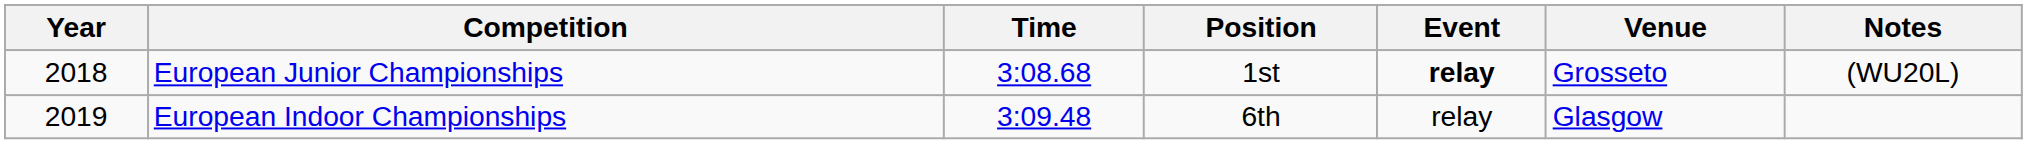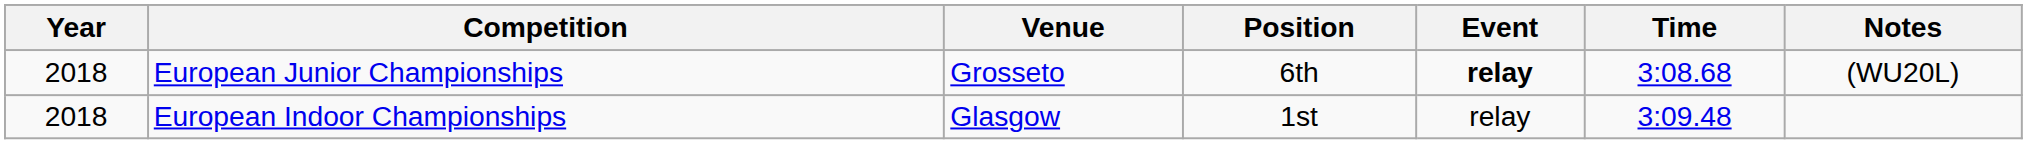columns swapped: (1666, 28) <-> (1044, 28)
(1261, 72) 1st -> (1299, 72) 6th
(76, 117) 2019 -> (76, 117) 2018
(1261, 117) 6th -> (1299, 117) 1st
